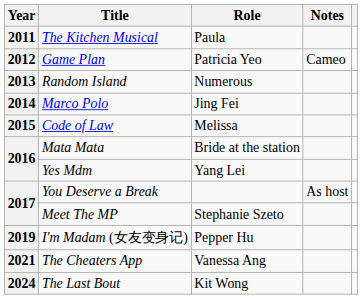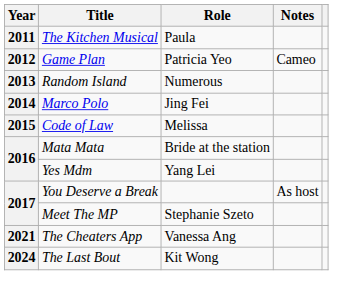- row: (115, 237)
